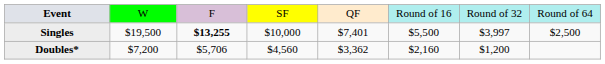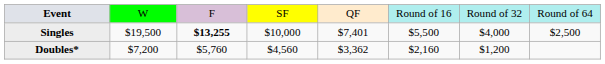(494, 32) $3,997 -> (494, 32) $4,000
(212, 50) $5,706 -> (212, 50) $5,760
